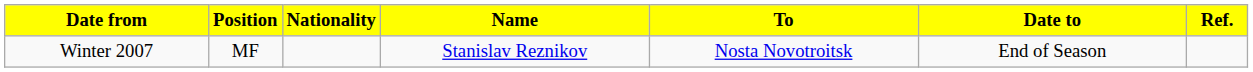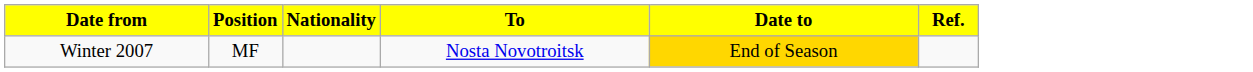- column: (515, 20)
(1052, 51) no background -> (784, 51) gold background
